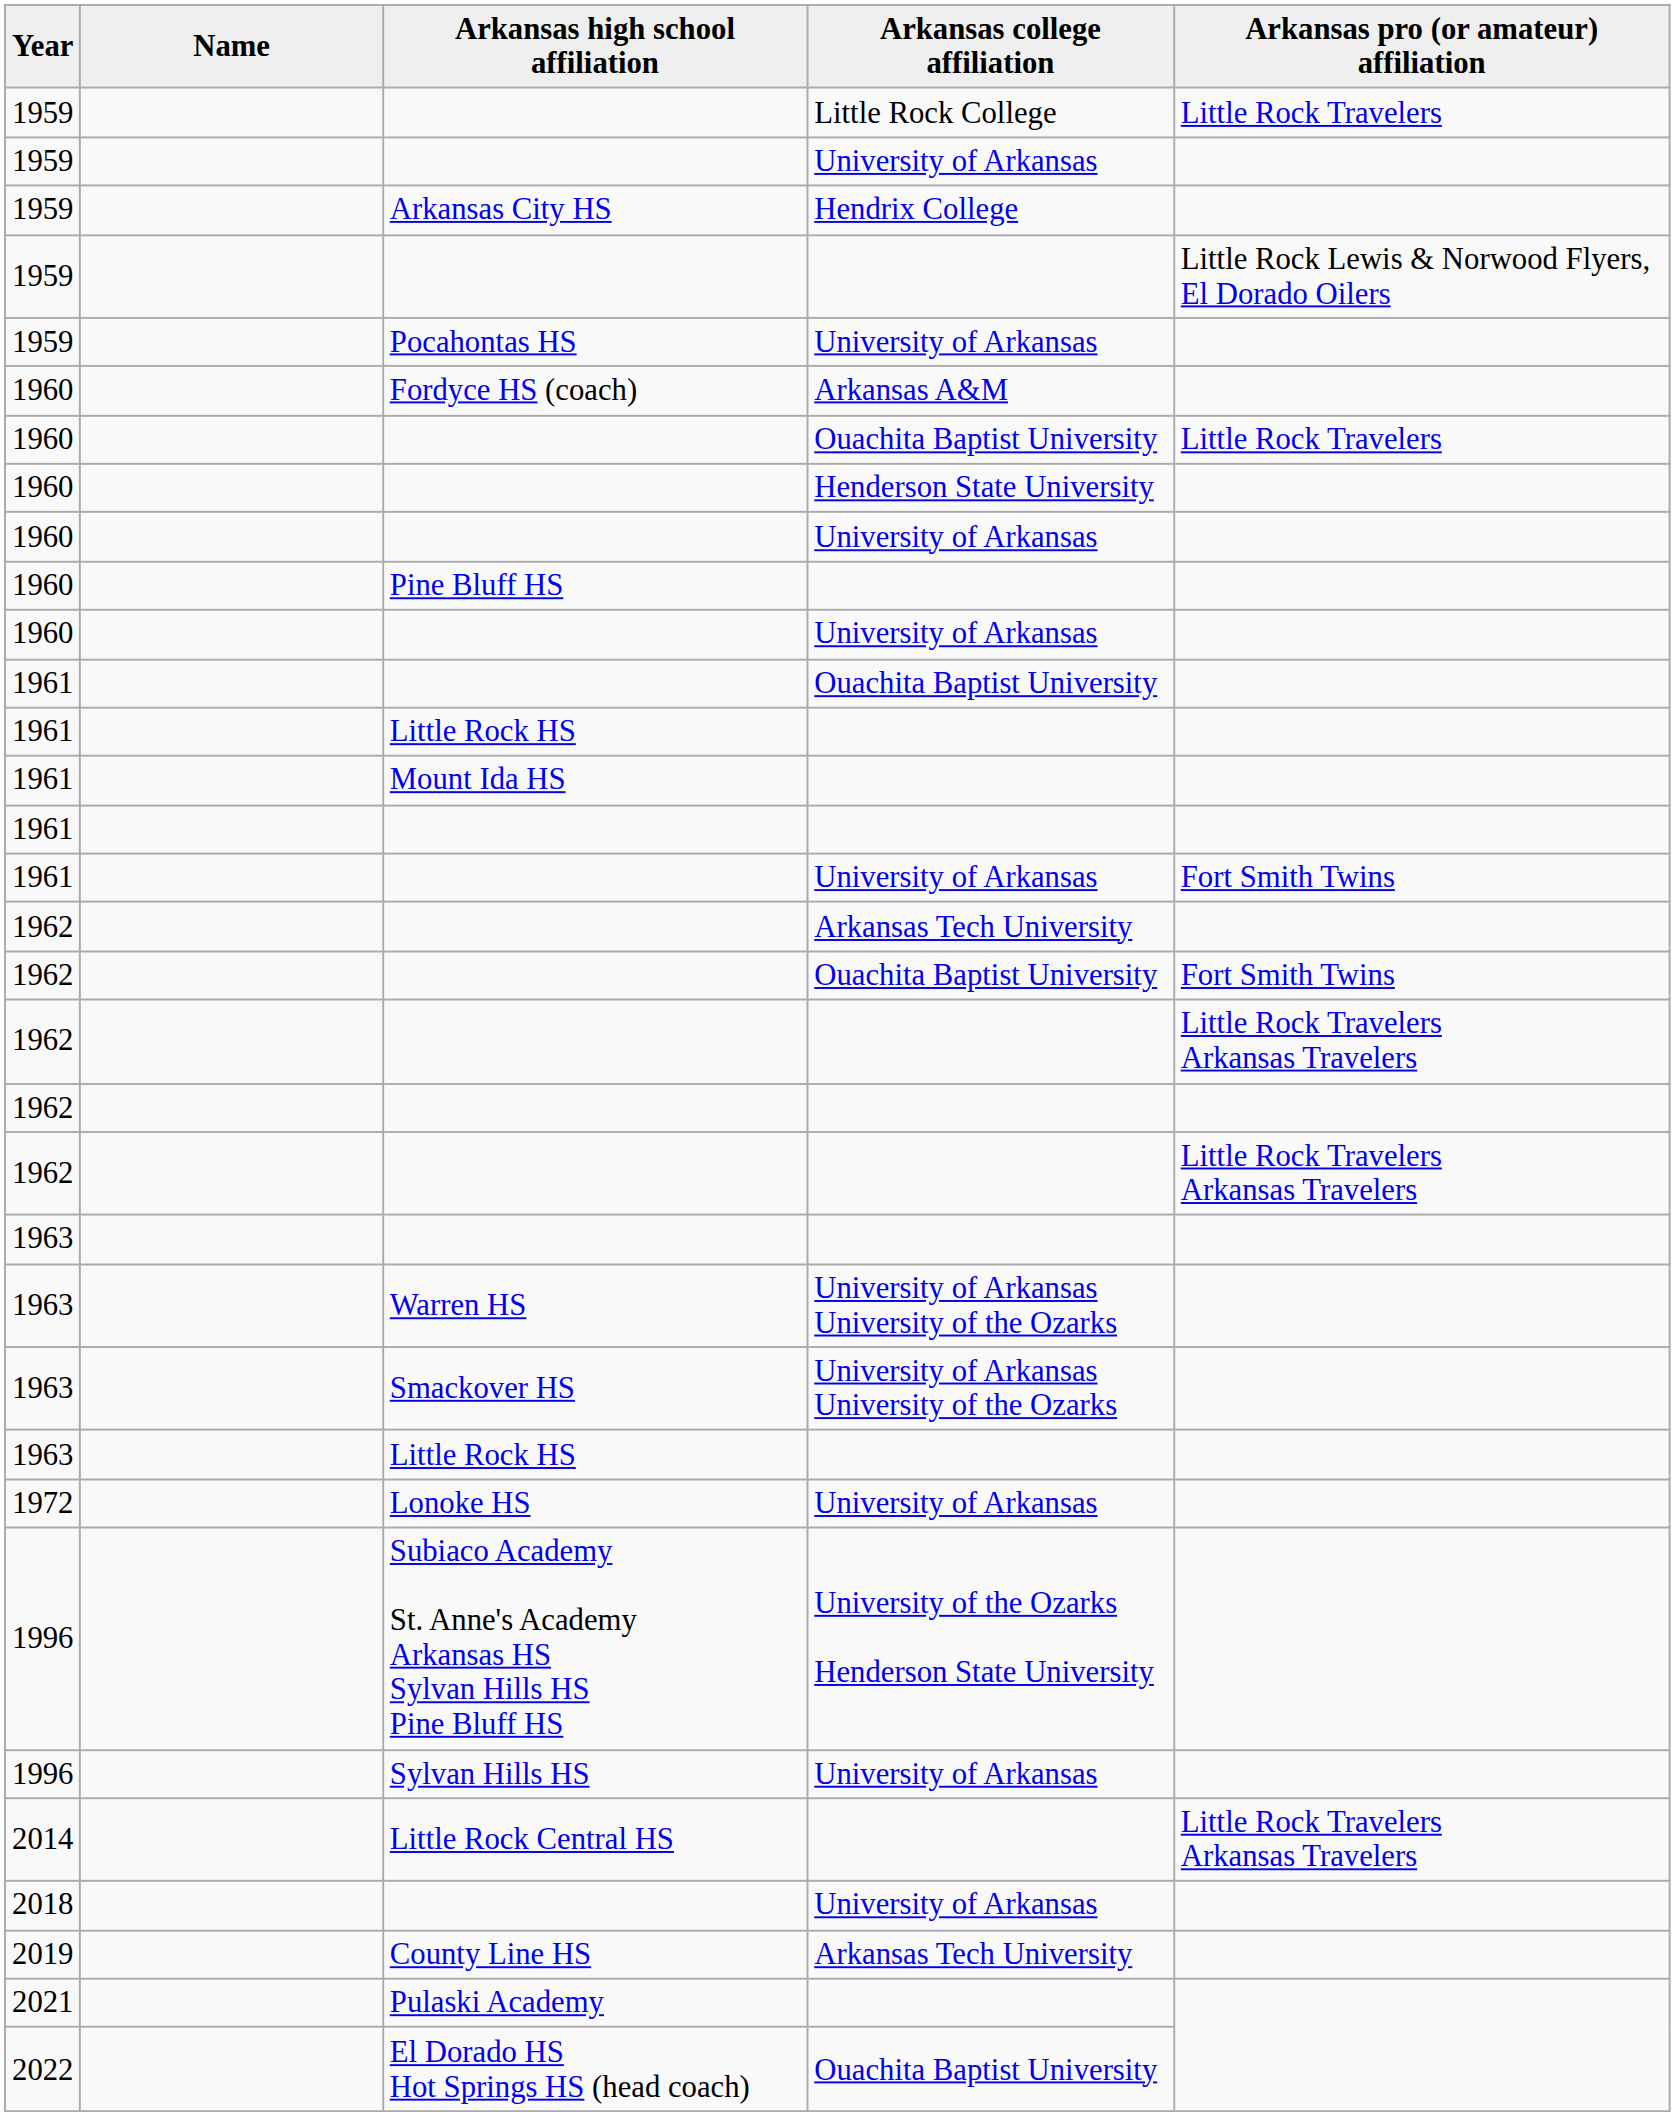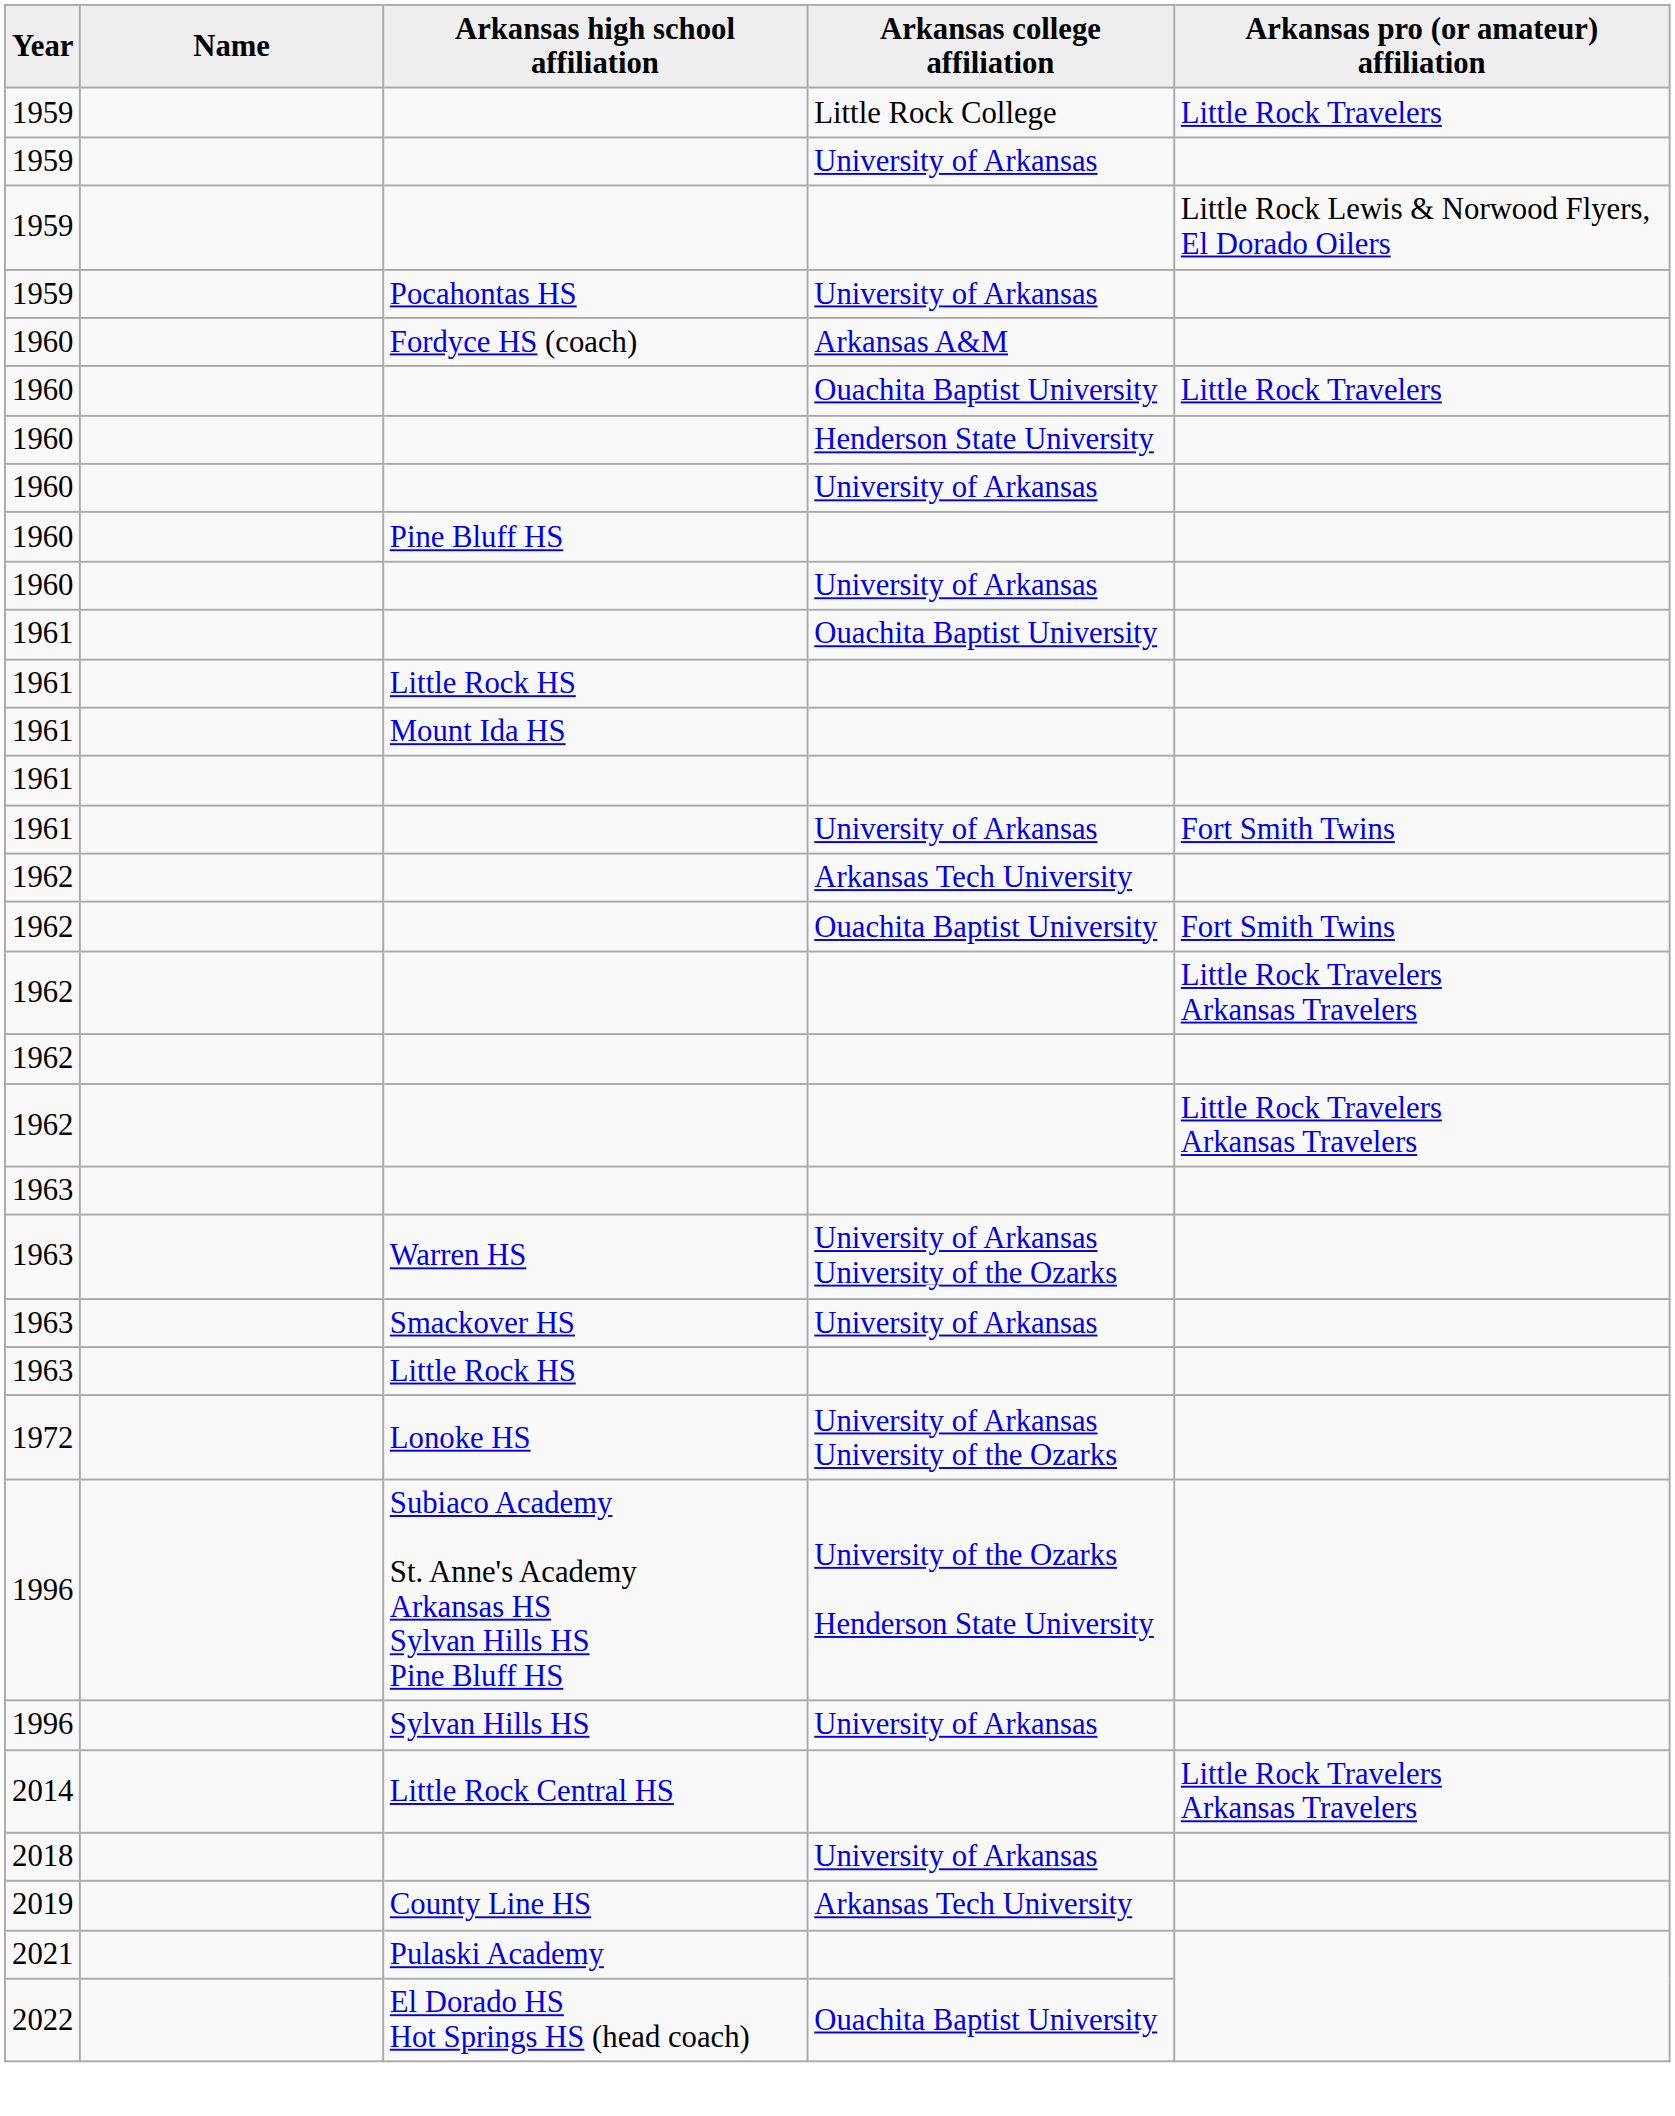- row: (43, 209)
(966, 1388) University of Arkansas University of the Ozarks -> (956, 1322) University of Arkansas
(956, 1502) University of Arkansas -> (966, 1436) University of Arkansas University of the Ozarks
